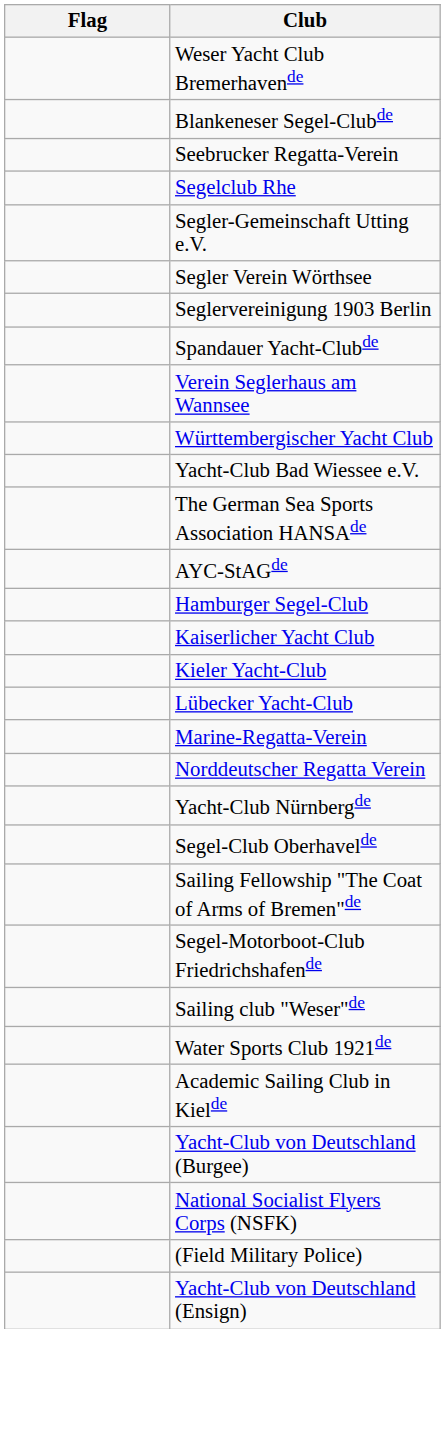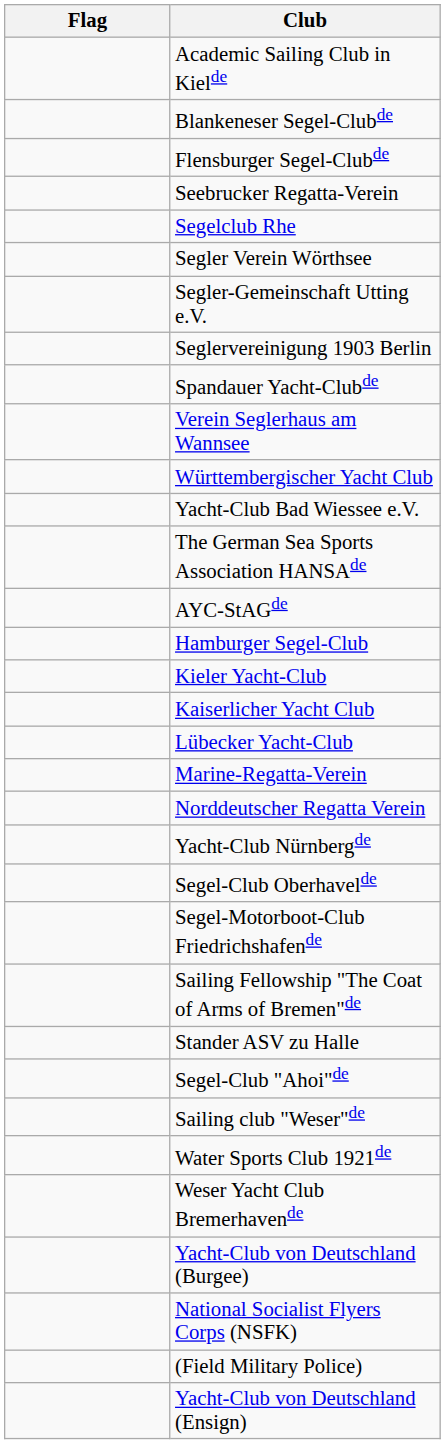rows swapped: (283, 1095) <-> (250, 68)
+ row: (282, 157)
rows swapped: (273, 276) <-> (292, 232)
rows swapped: (275, 637) <-> (251, 670)
rows swapped: (299, 894) <-> (270, 956)
+ row: (267, 1042)
+ row: (262, 1078)
